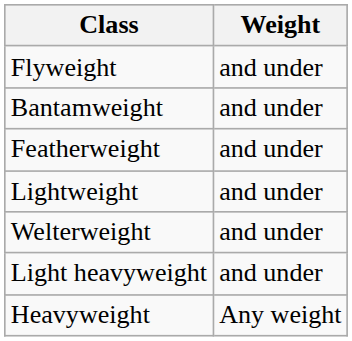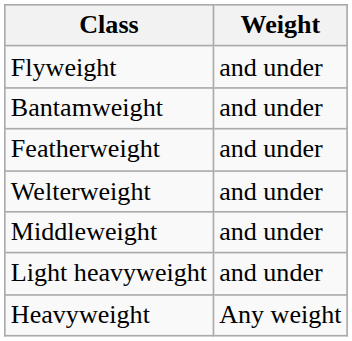- row: (75, 190)
+ row: (84, 231)
